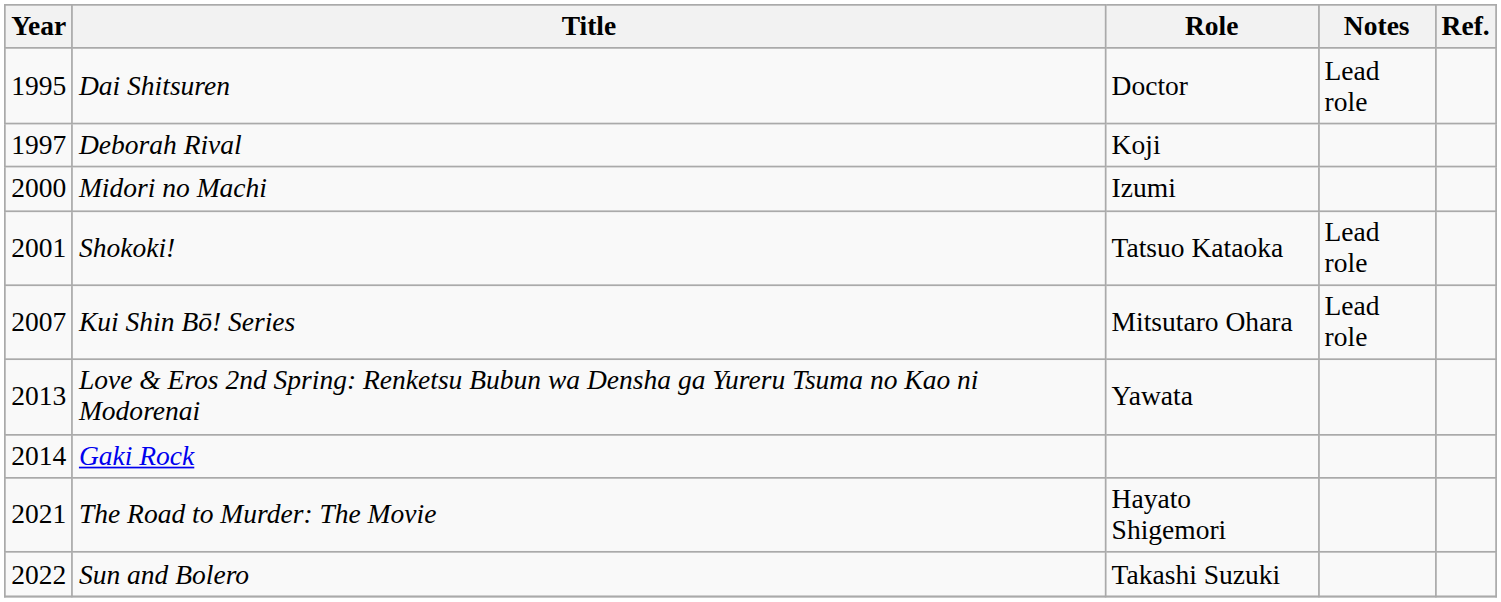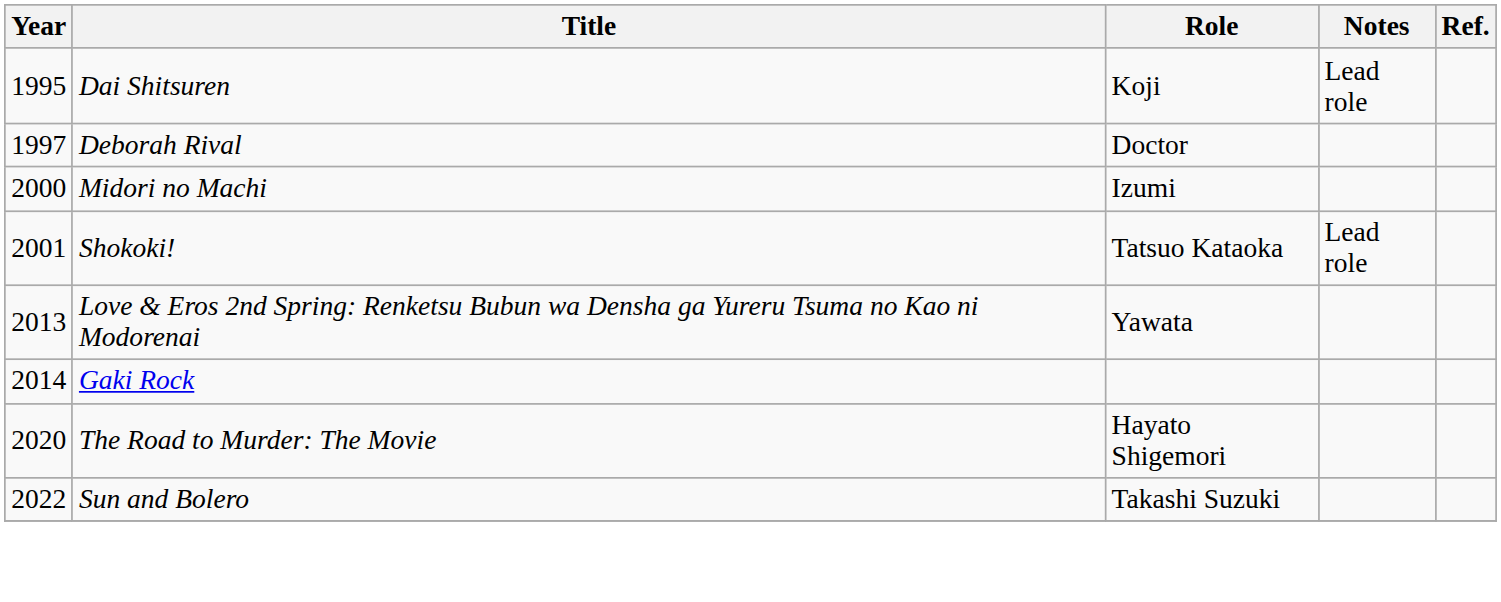(1150, 85) Doctor -> (1136, 85) Koji
(1136, 144) Koji -> (1150, 144) Doctor
- row: (187, 321)
(39, 514) 2021 -> (39, 440) 2020
